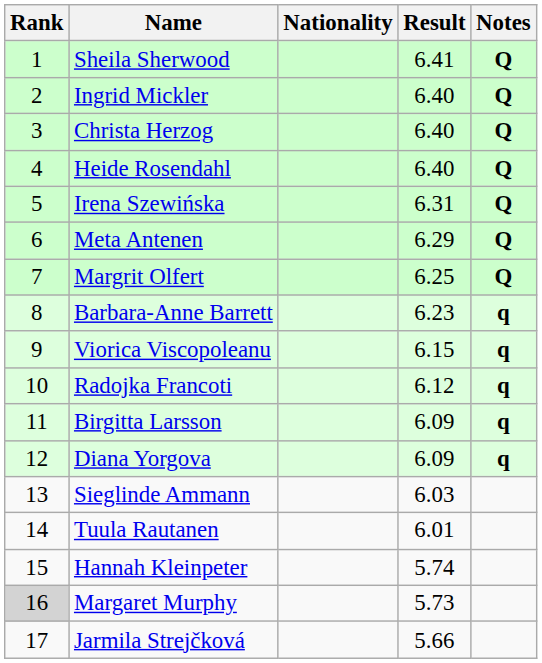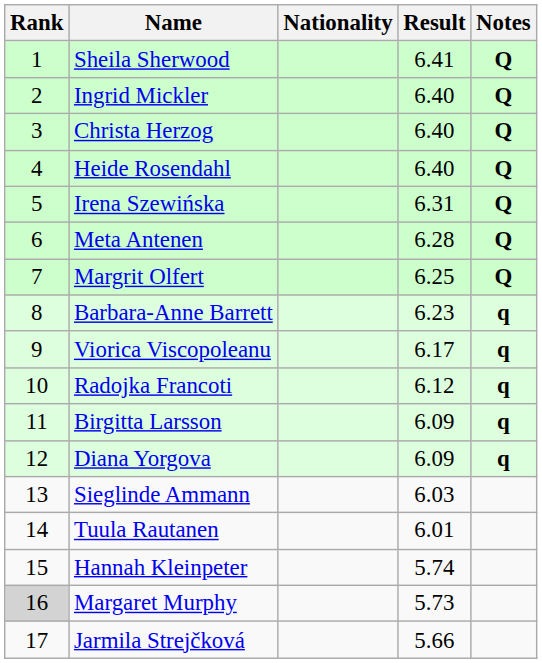(434, 240) 6.29 -> (434, 240) 6.28
(434, 349) 6.15 -> (434, 349) 6.17
